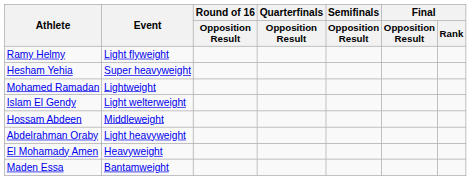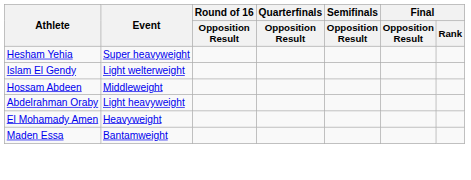- row: (36, 55)
- row: (53, 87)
